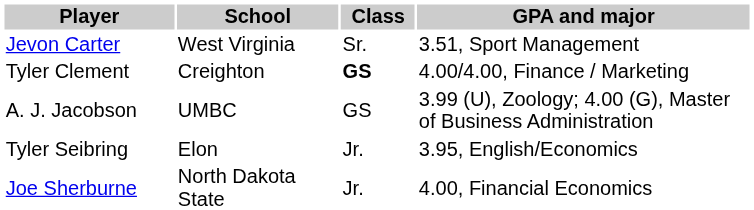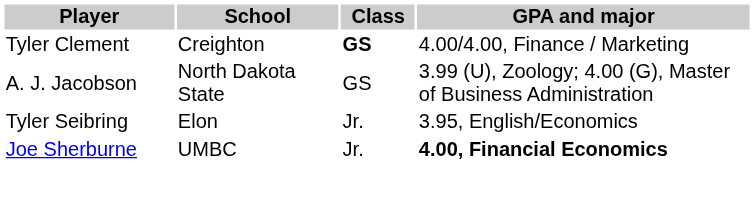- row: (63, 44)
(207, 110) UMBC -> (237, 83) North Dakota State
(237, 188) North Dakota State -> (207, 149) UMBC
(536, 188) normal -> (543, 149) bold
